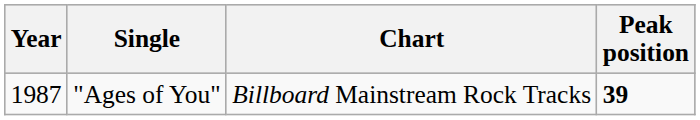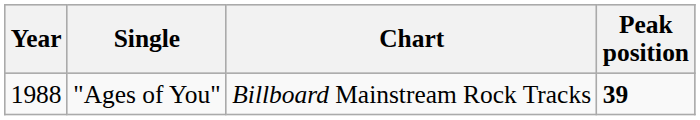(36, 93) 1987 -> (36, 93) 1988
